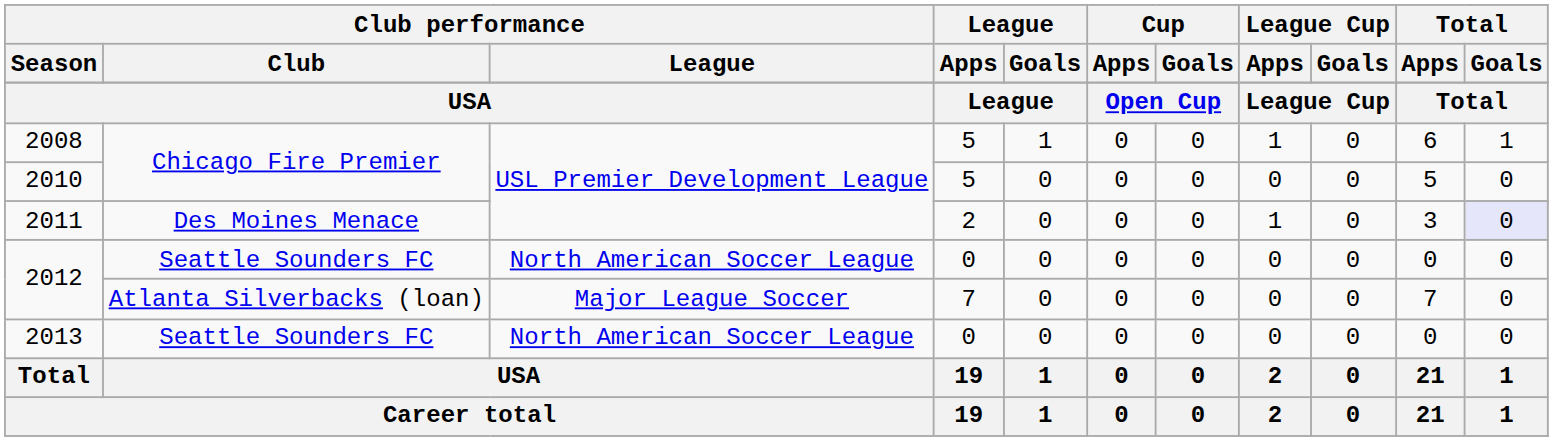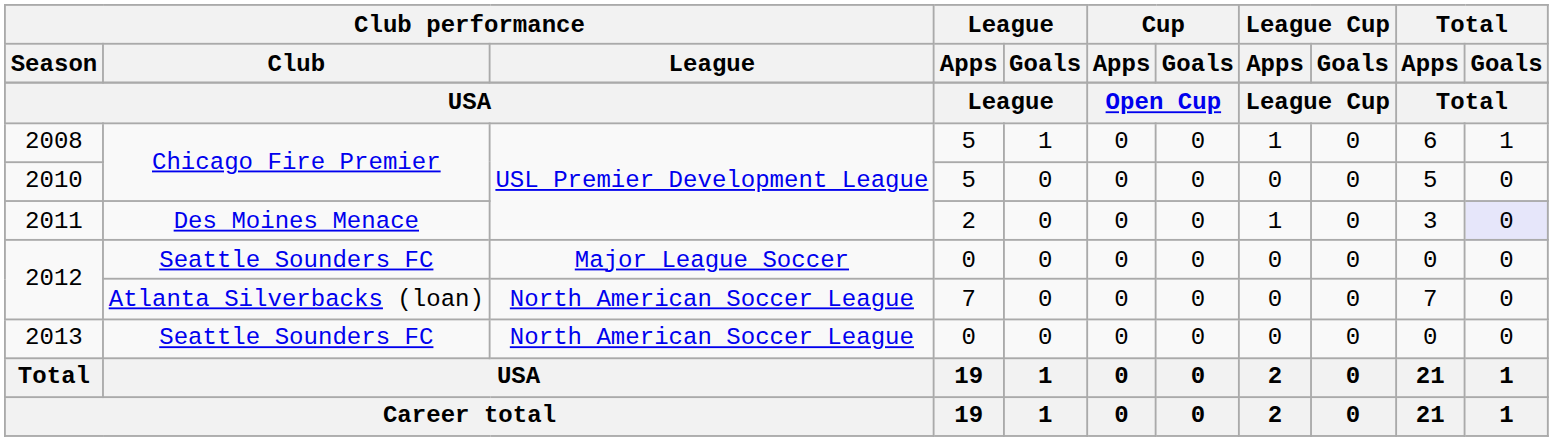(712, 260) North American Soccer League -> (712, 260) Major League Soccer
(712, 299) Major League Soccer -> (712, 299) North American Soccer League
